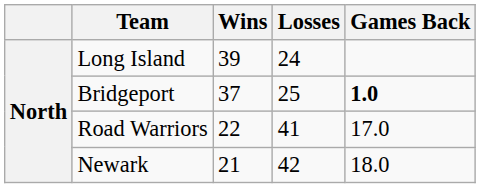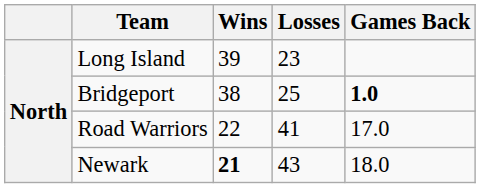(289, 57) 24 -> (289, 57) 23
(229, 93) 37 -> (229, 93) 38
(229, 164) normal -> (229, 164) bold
(289, 164) 42 -> (289, 164) 43
